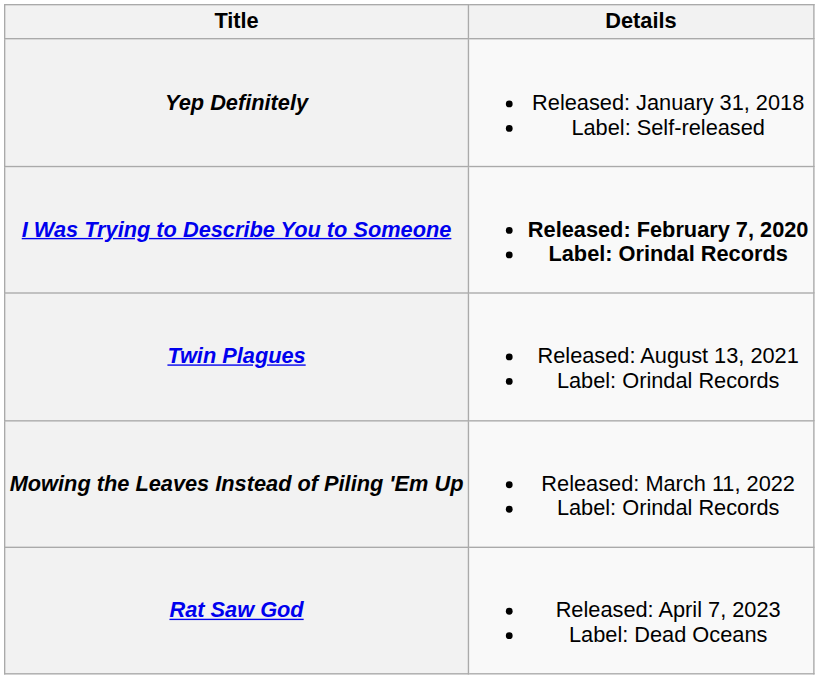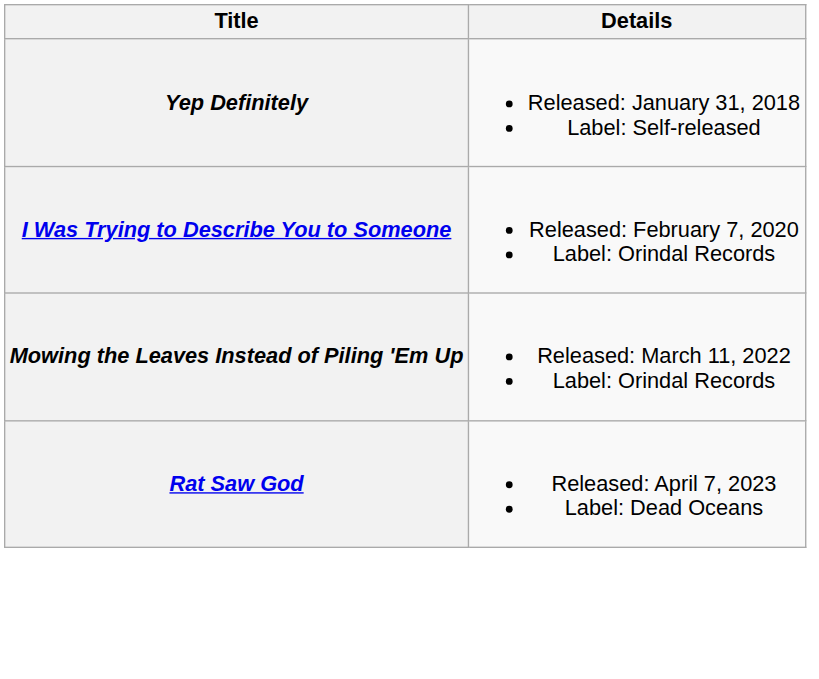(641, 242) bold -> (637, 242) normal
- row: (237, 356)
